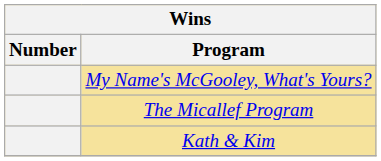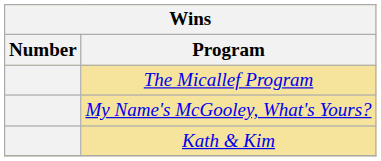rows swapped: (229, 79) <-> (229, 110)
